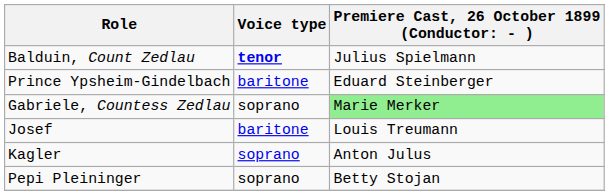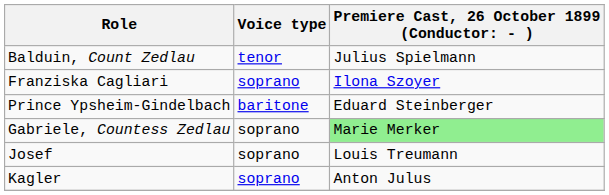(260, 58) bold -> (260, 58) normal
+ row: (88, 82)
(273, 130) baritone -> (269, 155) soprano
- row: (75, 179)
